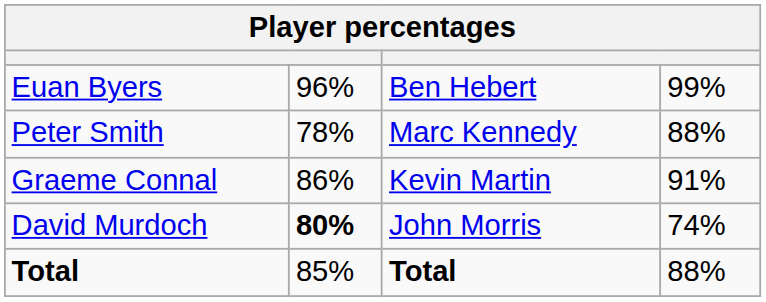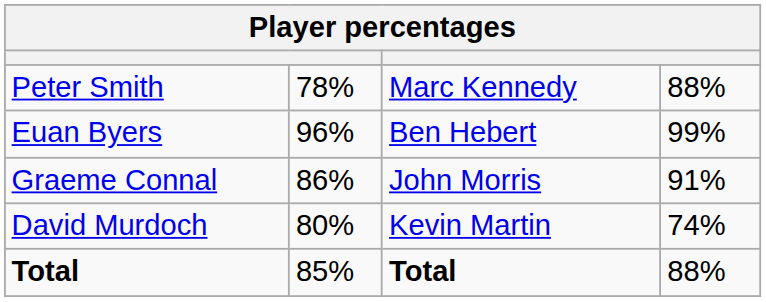rows swapped: (87, 87) <-> (88, 133)
(470, 179) Kevin Martin -> (465, 179) John Morris
(325, 225) bold -> (325, 225) normal
(465, 225) John Morris -> (470, 225) Kevin Martin
